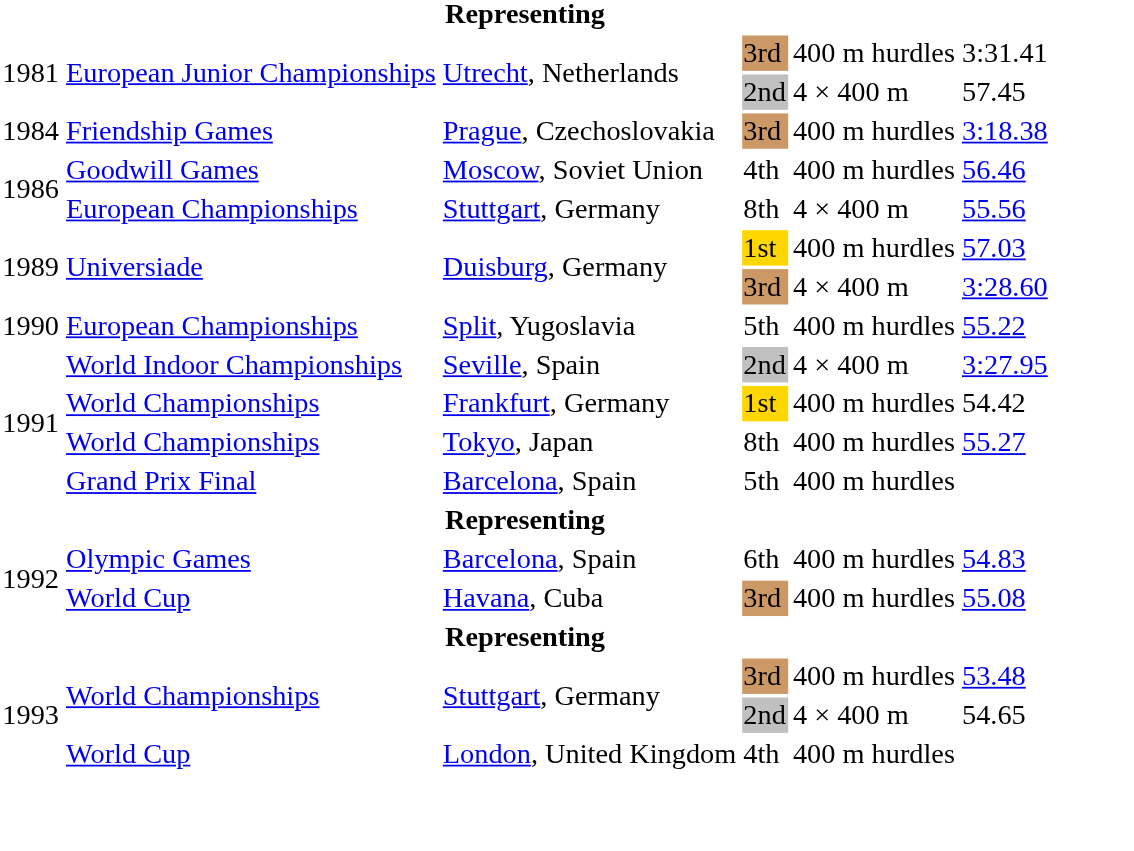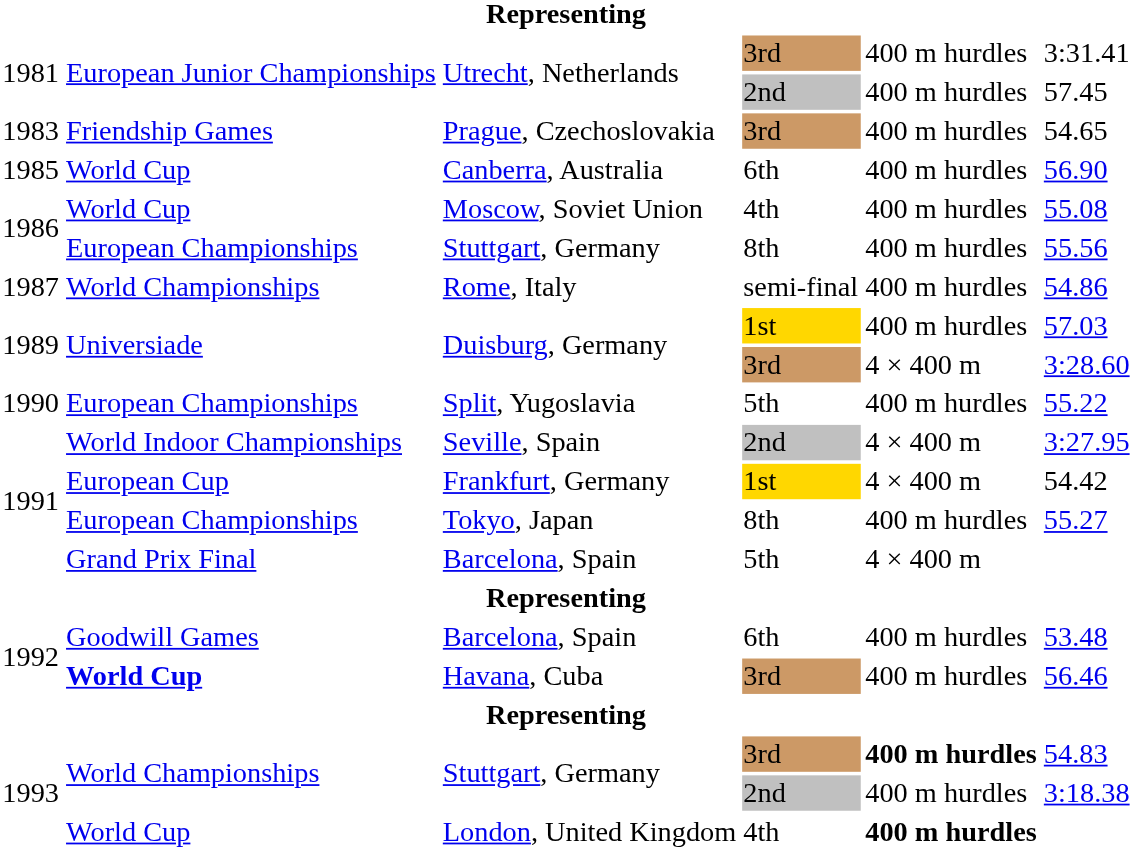(851, 91) 4 × 400 m -> (946, 91) 400 m hurdles
(31, 130) 1984 -> (31, 130) 1983
(1005, 130) 3:18.38 -> (1076, 130) 54.65
+ row: (553, 169)
(162, 169) Goodwill Games -> (128, 208) World Cup
(994, 169) 56.46 -> (1076, 208) 55.08
(851, 208) 4 × 400 m -> (946, 247) 400 m hurdles
+ row: (510, 286)
(193, 403) World Championships -> (147, 481) European Cup
(874, 403) 400 m hurdles -> (923, 481) 4 × 400 m
(193, 442) World Championships -> (212, 520) European Championships
(874, 481) 400 m hurdles -> (923, 559) 4 × 400 m
(158, 559) Olympic Games -> (162, 636) Goodwill Games
(994, 559) 54.83 -> (1076, 636) 53.48
(128, 597) normal -> (134, 675) bold
(994, 597) 55.08 -> (1076, 675) 56.46
(874, 675) normal -> (951, 753) bold
(994, 675) 53.48 -> (1076, 753) 54.83
(851, 714) 4 × 400 m -> (946, 792) 400 m hurdles
(994, 714) 54.65 -> (1087, 792) 3:18.38
(874, 753) normal -> (951, 831) bold
